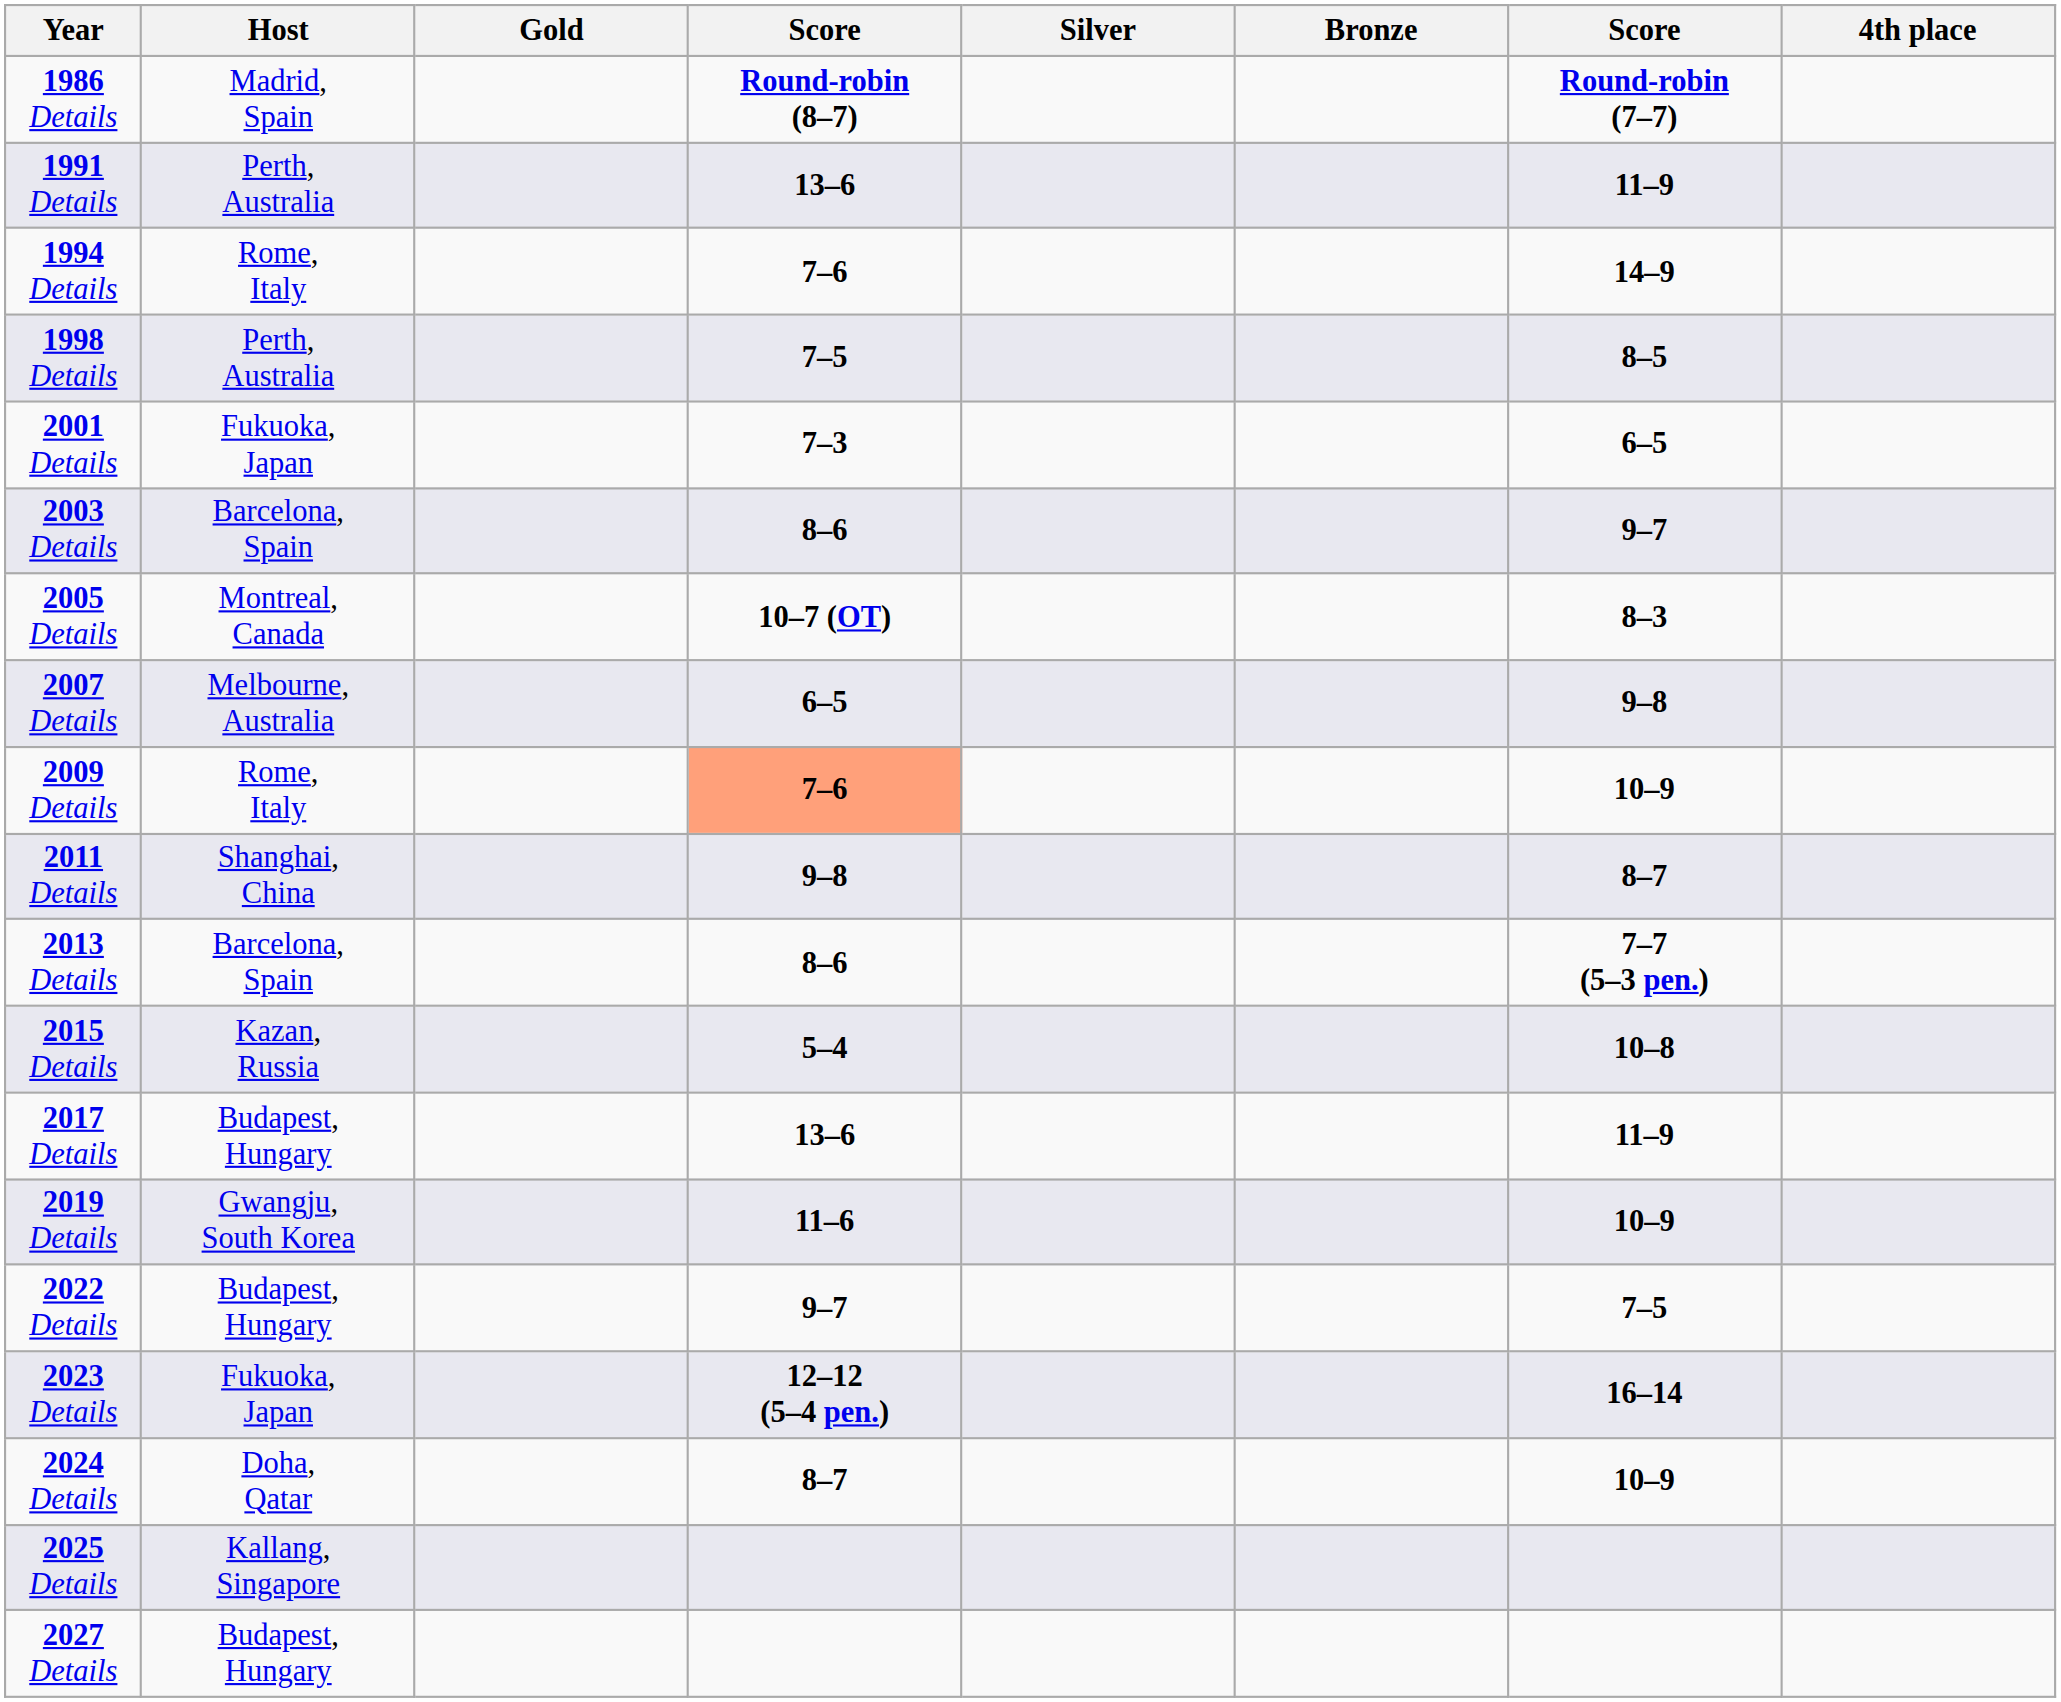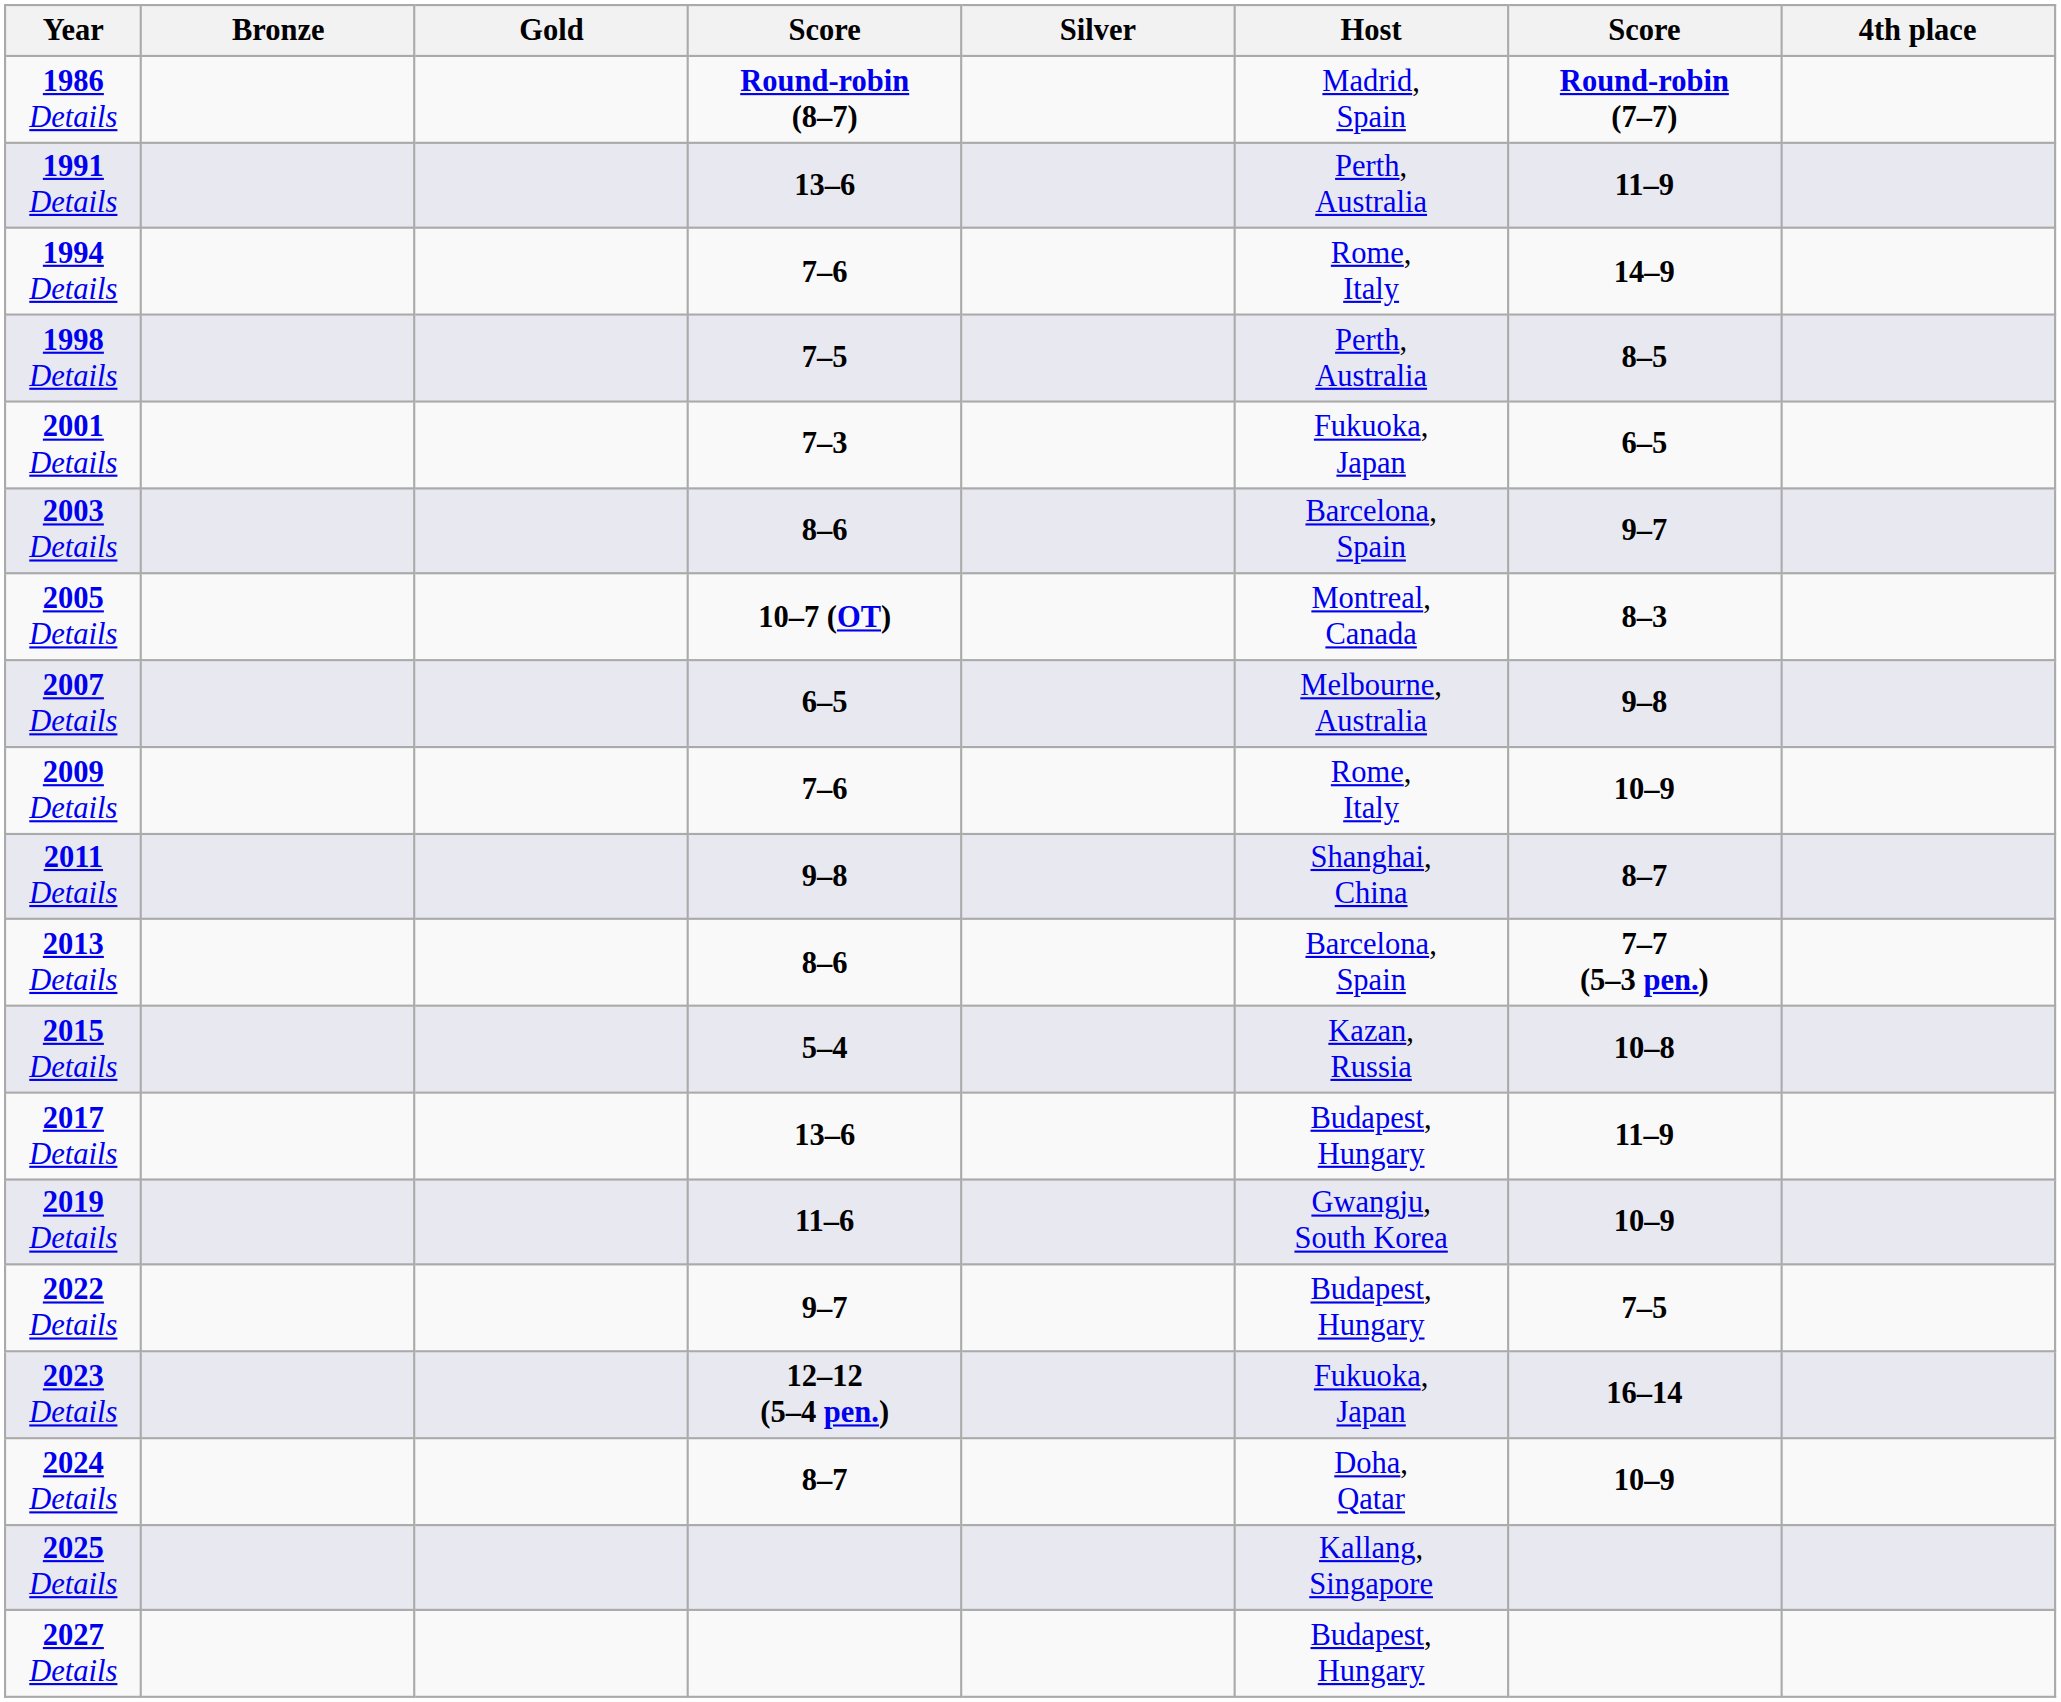columns swapped: (278, 30) <-> (1371, 30)
(825, 789) lightsalmon background -> (825, 789) no background
